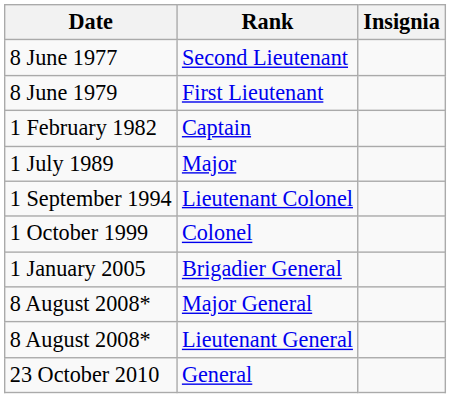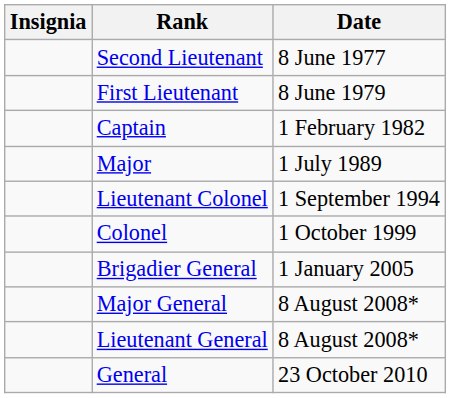columns swapped: (402, 22) <-> (91, 22)
